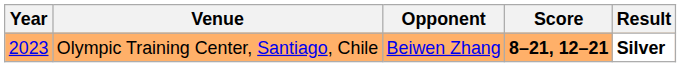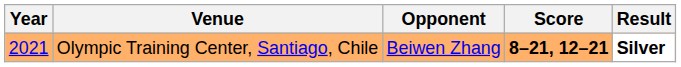(29, 47) 2023 -> (29, 47) 2021
